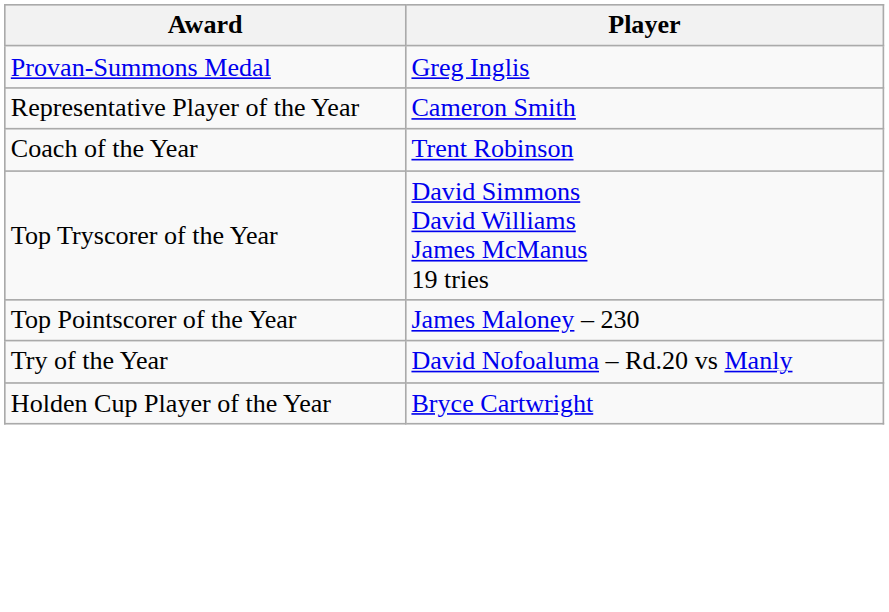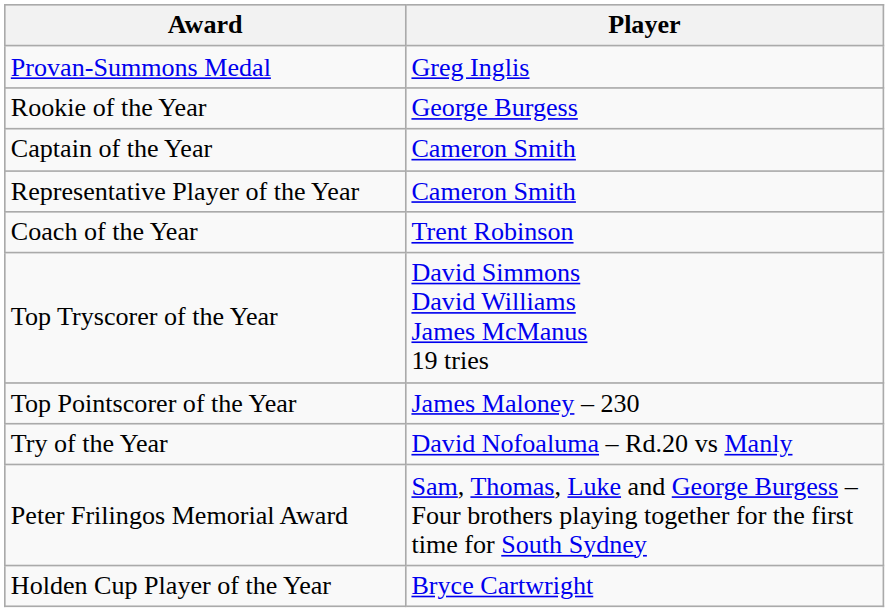+ row: (109, 107)
+ row: (112, 149)
+ row: (179, 514)
